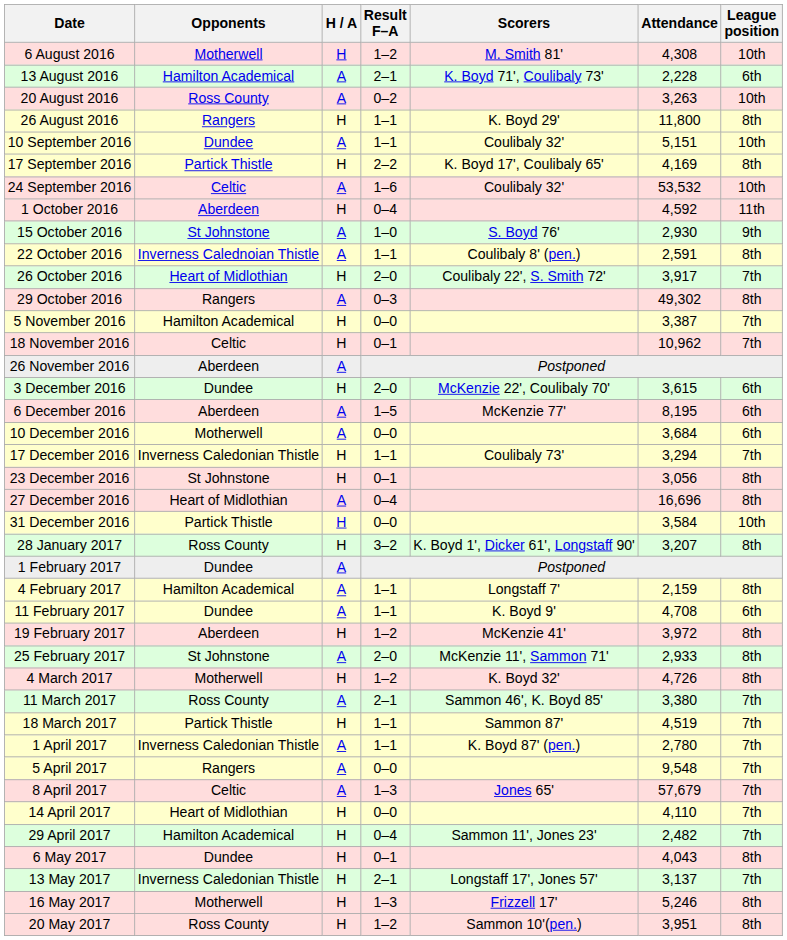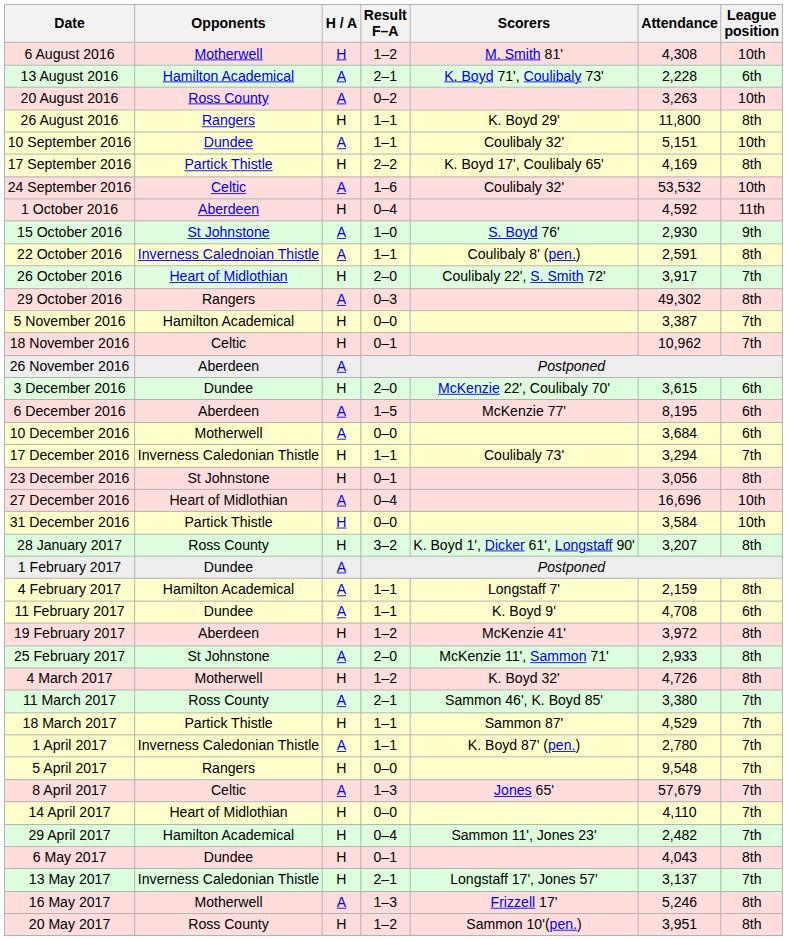(752, 500) 8th -> (752, 500) 10th
(680, 723) 4,519 -> (680, 723) 4,529
(341, 768) A -> (341, 768) H
(341, 902) H -> (341, 902) A
